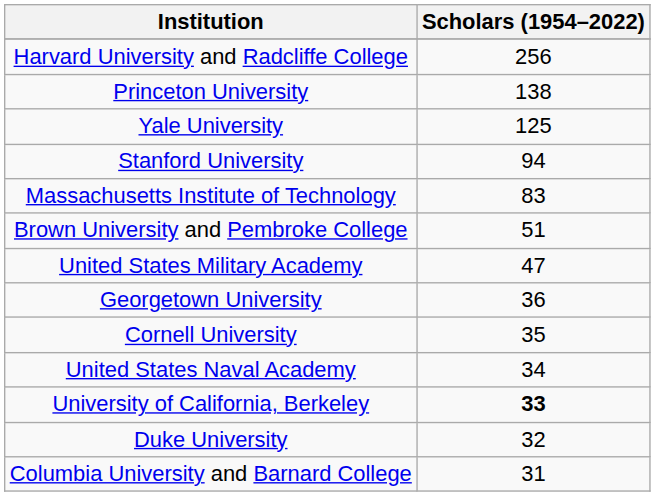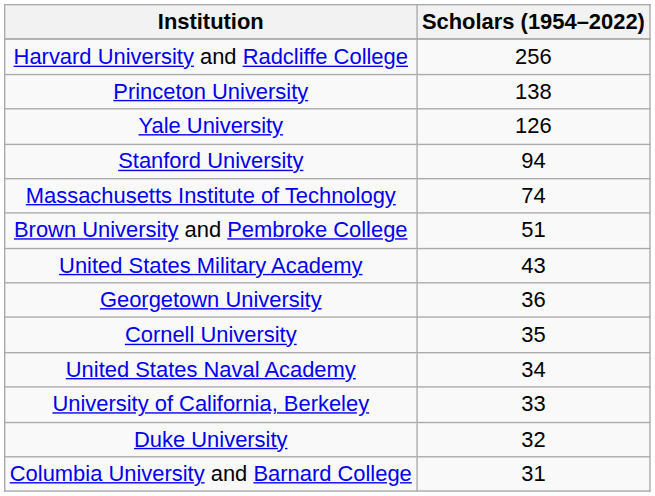(533, 126) 125 -> (533, 126) 126
(533, 195) 83 -> (533, 195) 74
(533, 265) 47 -> (533, 265) 43
(533, 404) bold -> (533, 404) normal
